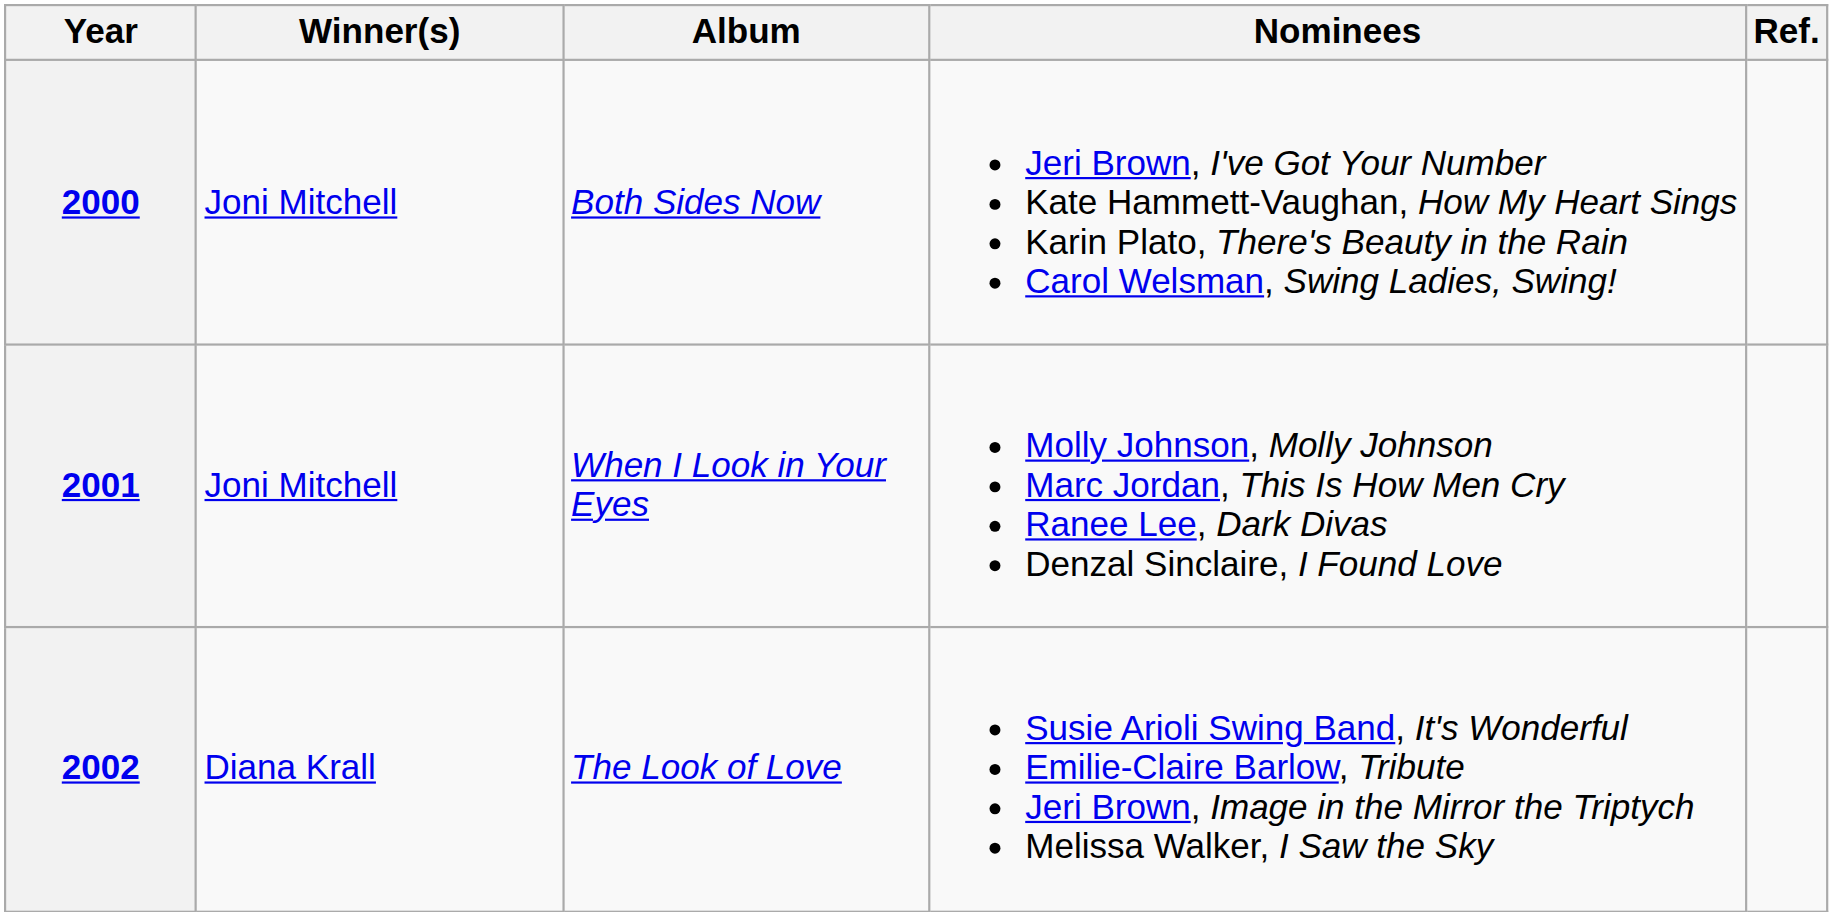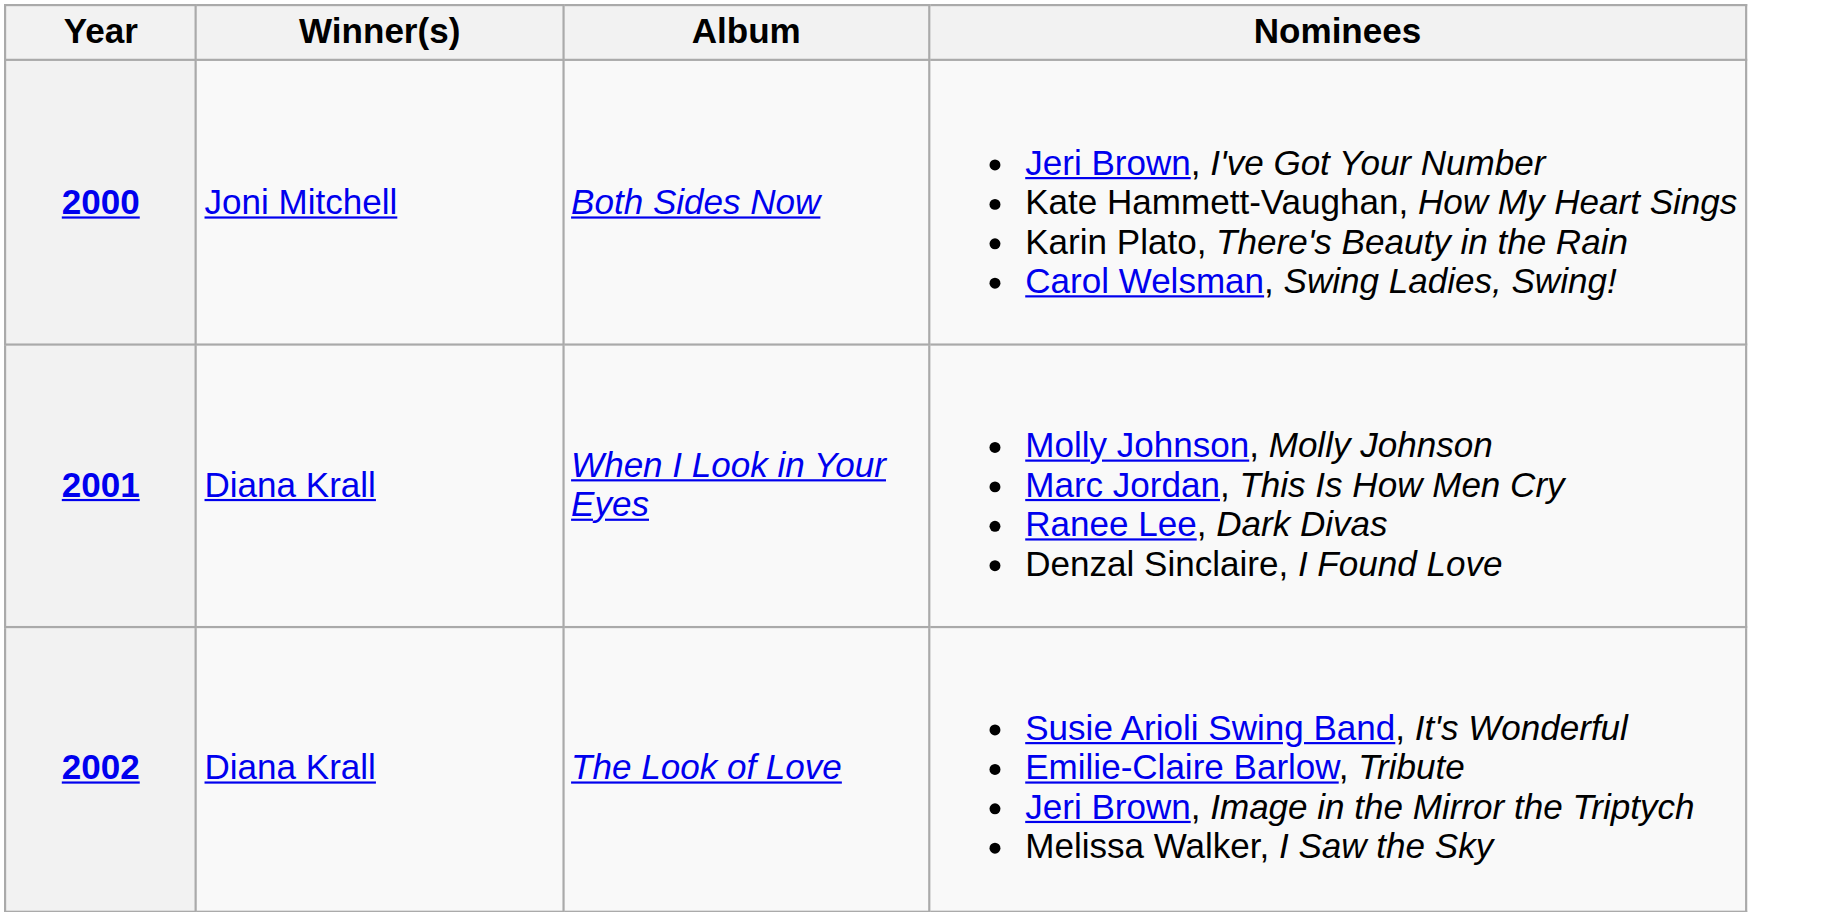- column: (1787, 32)
(301, 485) Joni Mitchell -> (290, 485) Diana Krall
